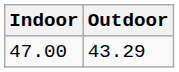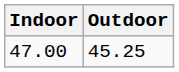(117, 52) 43.29 -> (117, 52) 45.25
